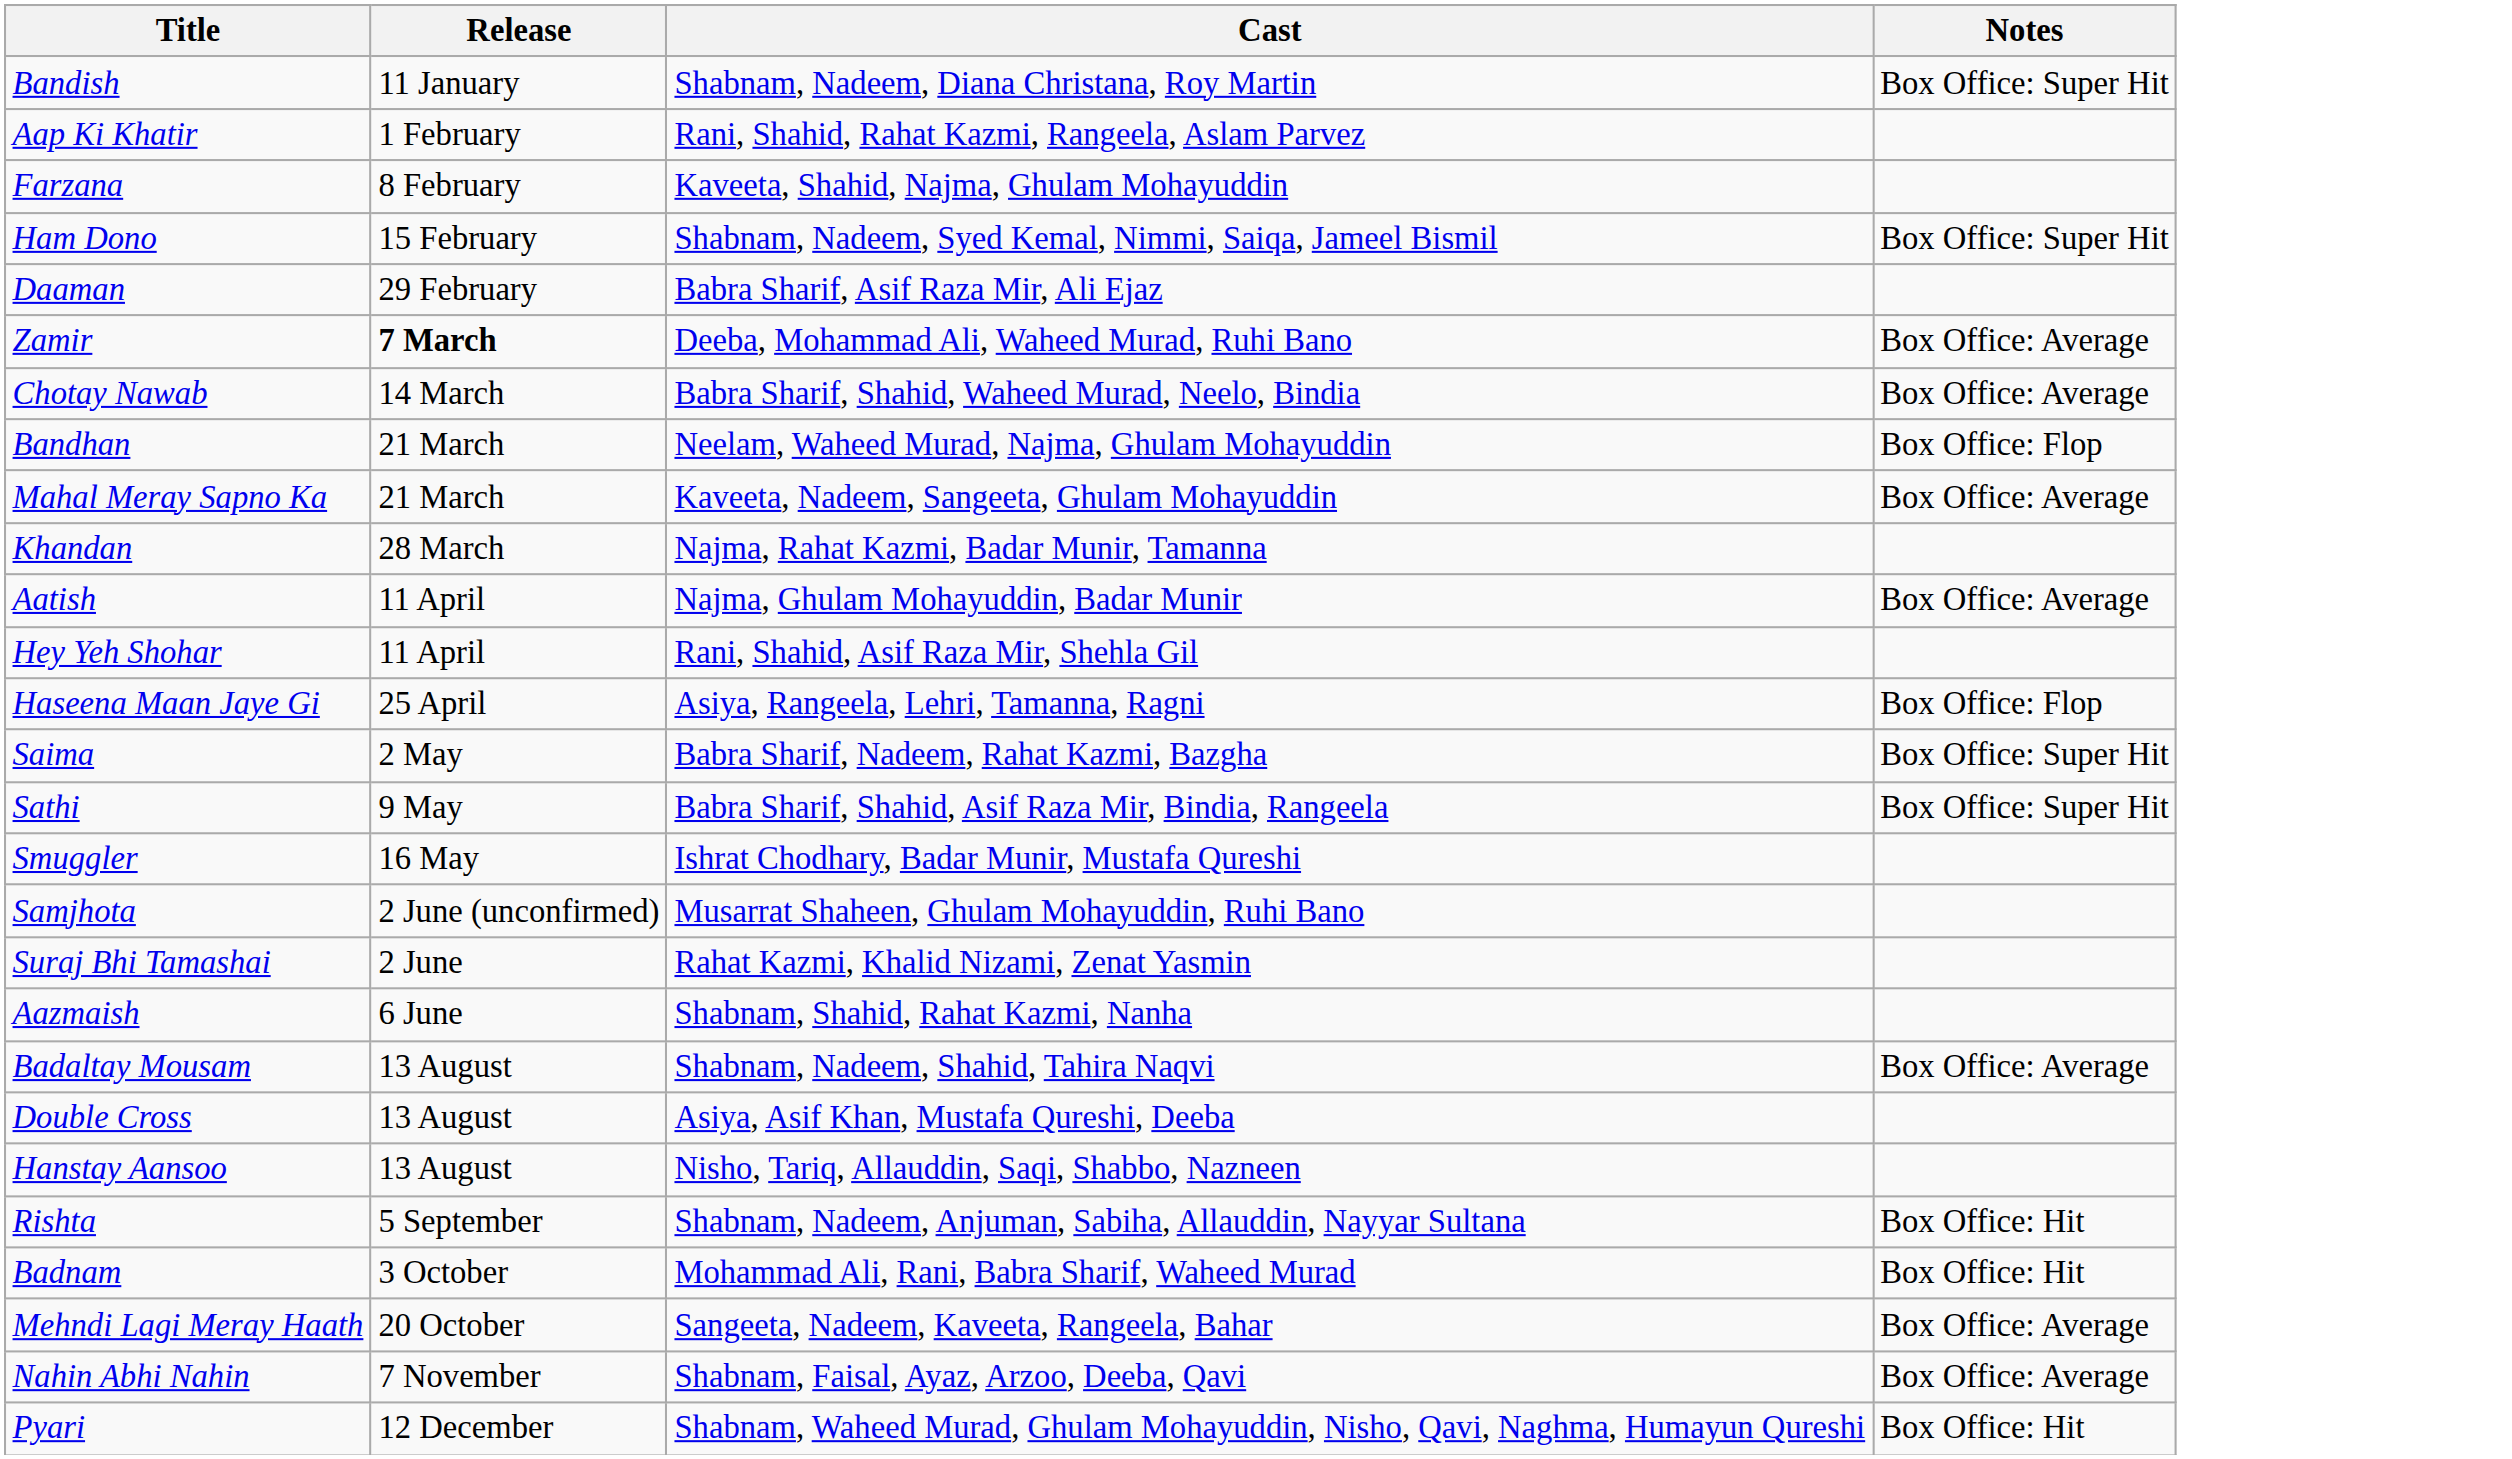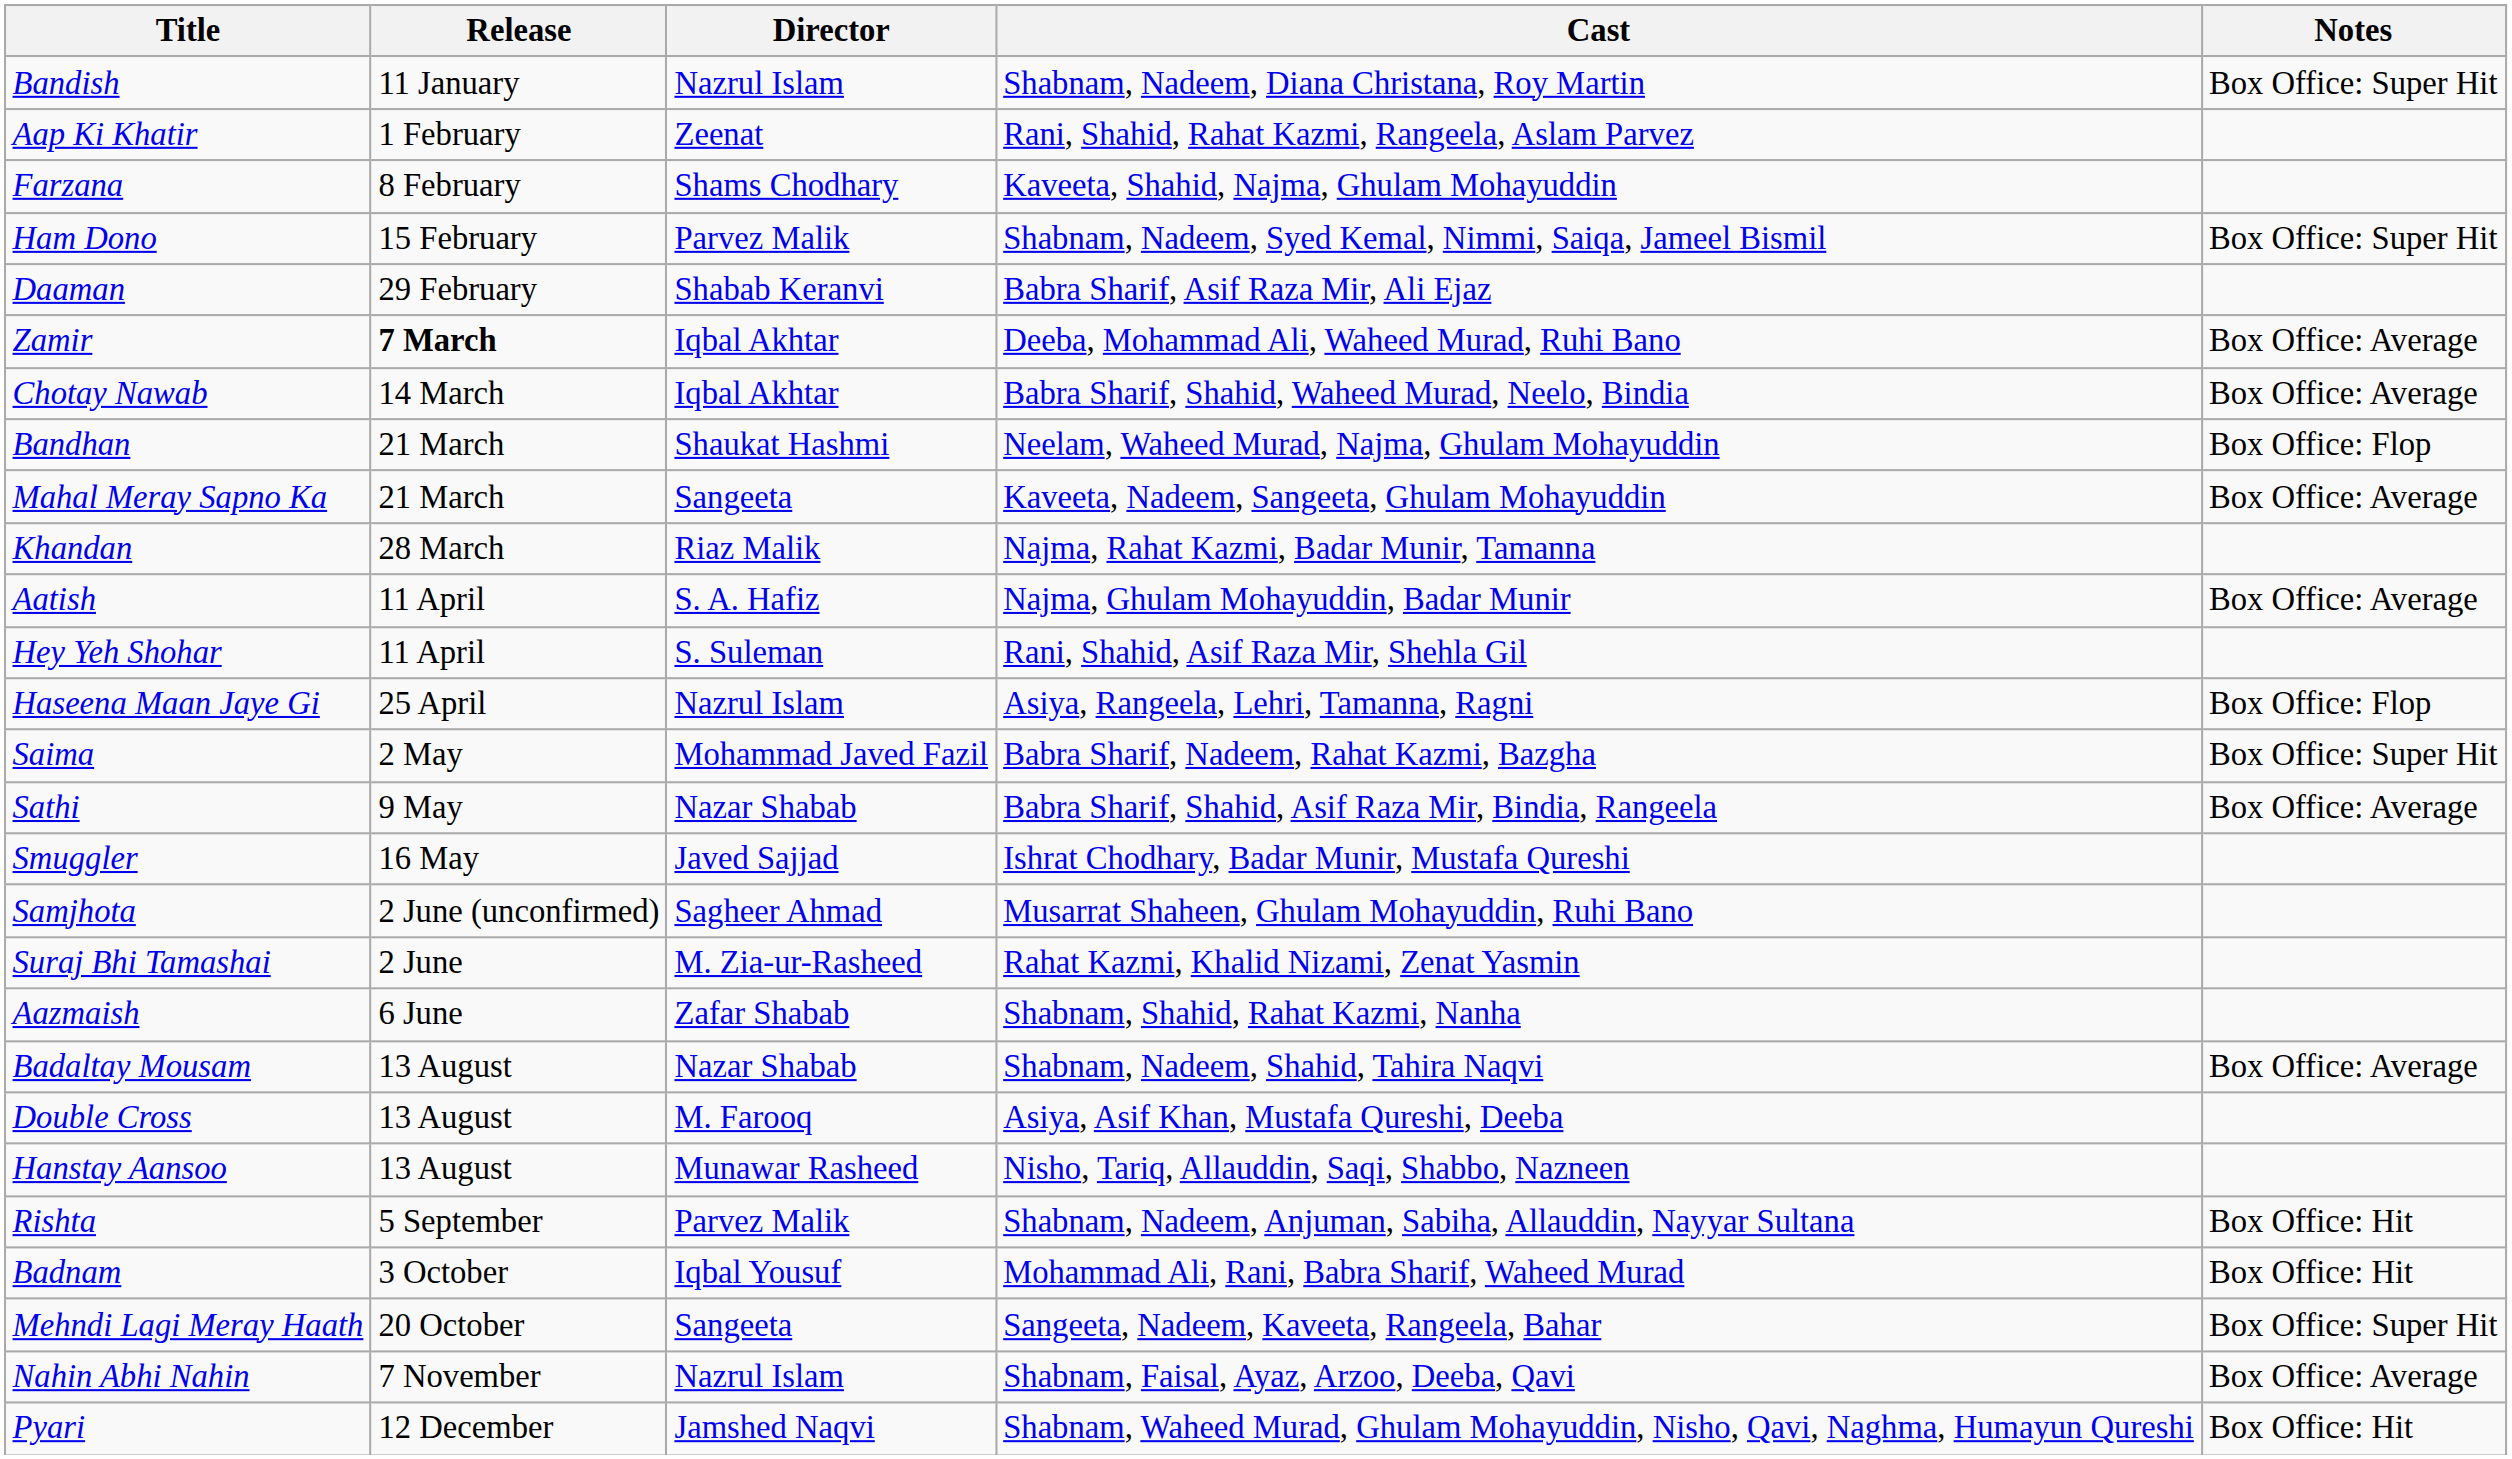+ column: (831, 30)
(2025, 806) Box Office: Super Hit -> (2343, 806) Box Office: Average
(2015, 1324) Box Office: Average -> (2353, 1324) Box Office: Super Hit
